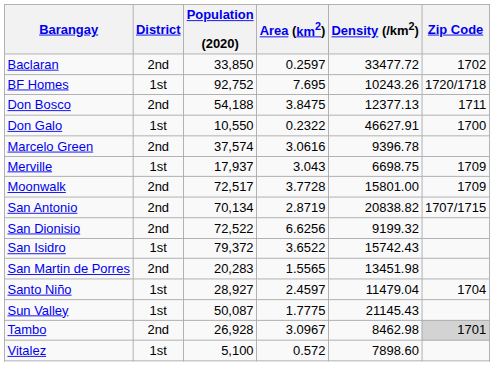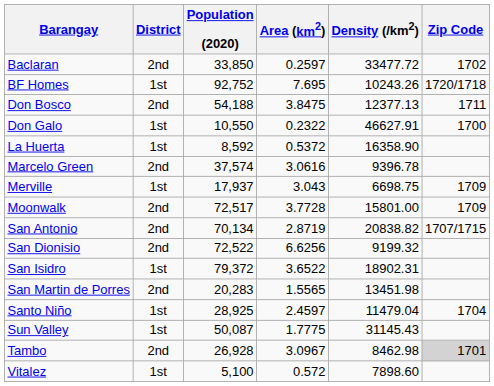+ row: (36, 146)
(392, 249) 15742.43 -> (392, 269) 18902.31
(234, 290) 28,927 -> (234, 310) 28,925
(392, 310) 21145.43 -> (392, 331) 31145.43
